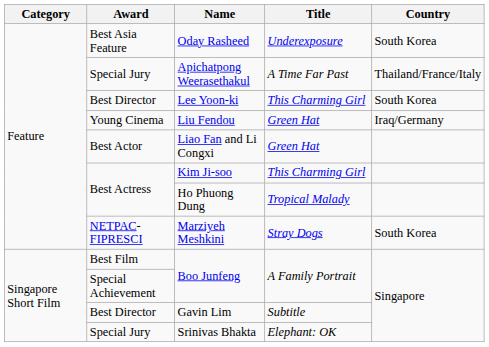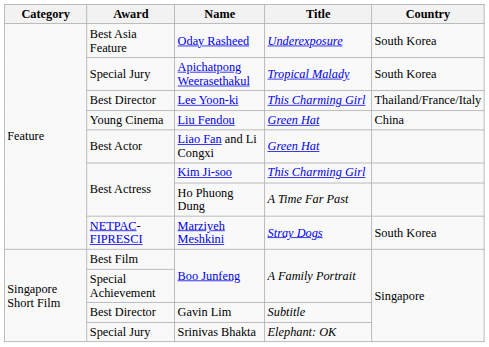(308, 74) A Time Far Past -> (309, 74) Tropical Malady
(428, 74) Thailand/France/Italy -> (405, 74) South Korea
(405, 100) South Korea -> (428, 100) Thailand/France/Italy
(409, 120) Iraq/Germany -> (389, 120) China
(309, 199) Tropical Malady -> (308, 199) A Time Far Past
